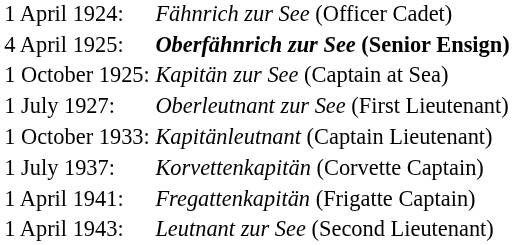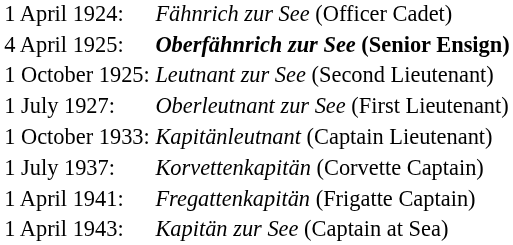(302, 75) Kapitän zur See (Captain at Sea) -> (325, 75) Leutnant zur See (Second Lieutenant)
(325, 229) Leutnant zur See (Second Lieutenant) -> (302, 229) Kapitän zur See (Captain at Sea)
